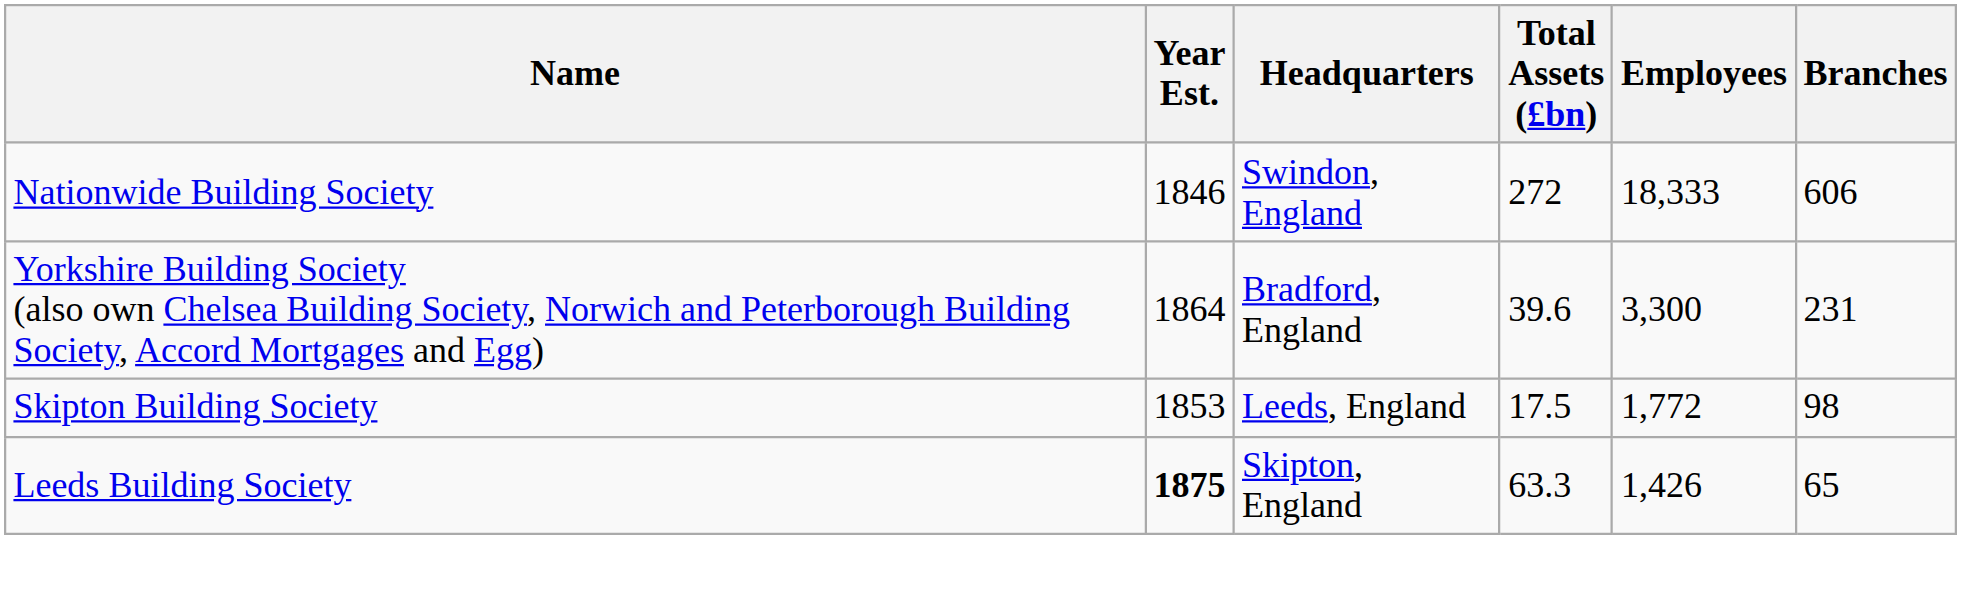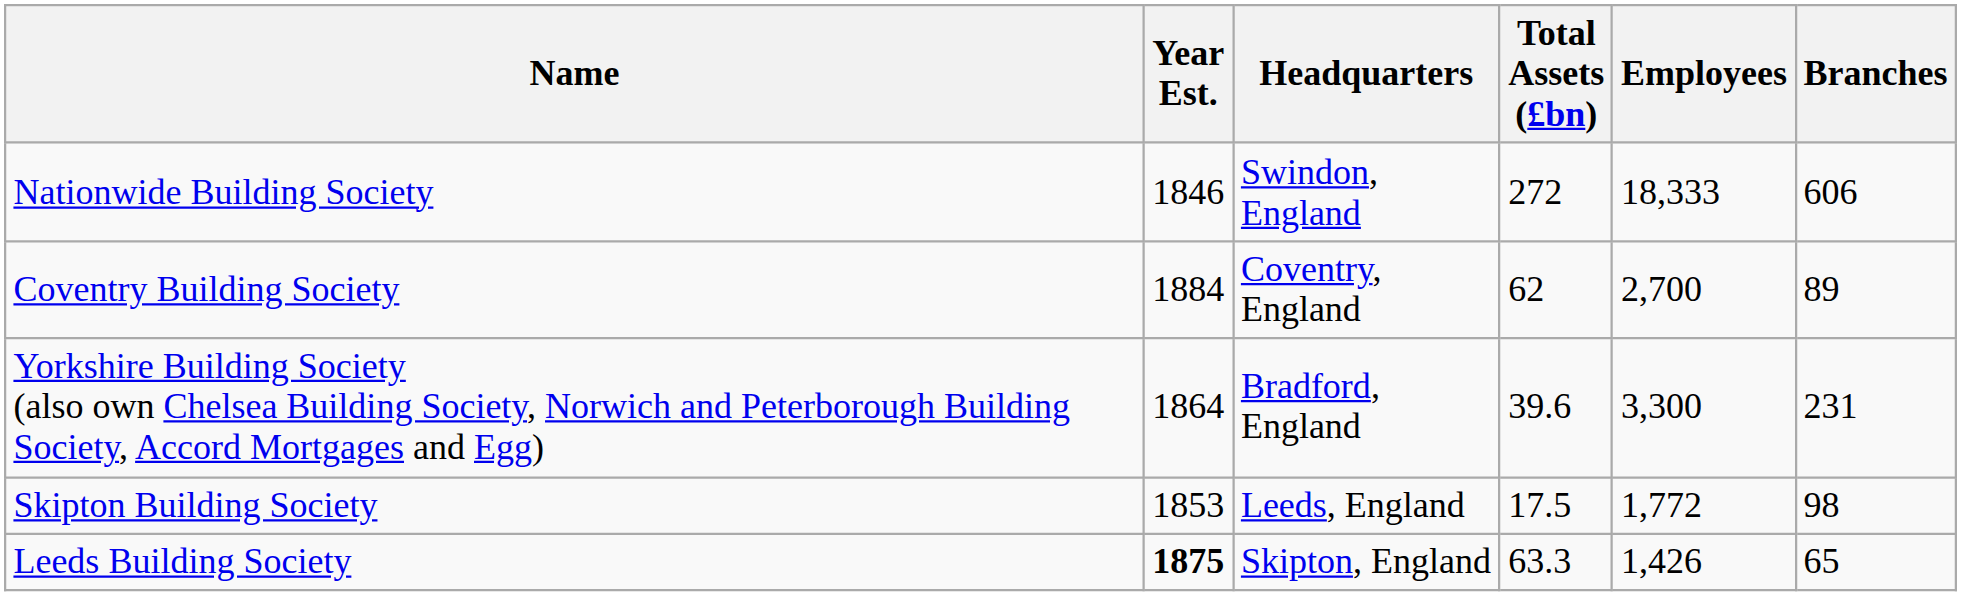+ row: (206, 288)
